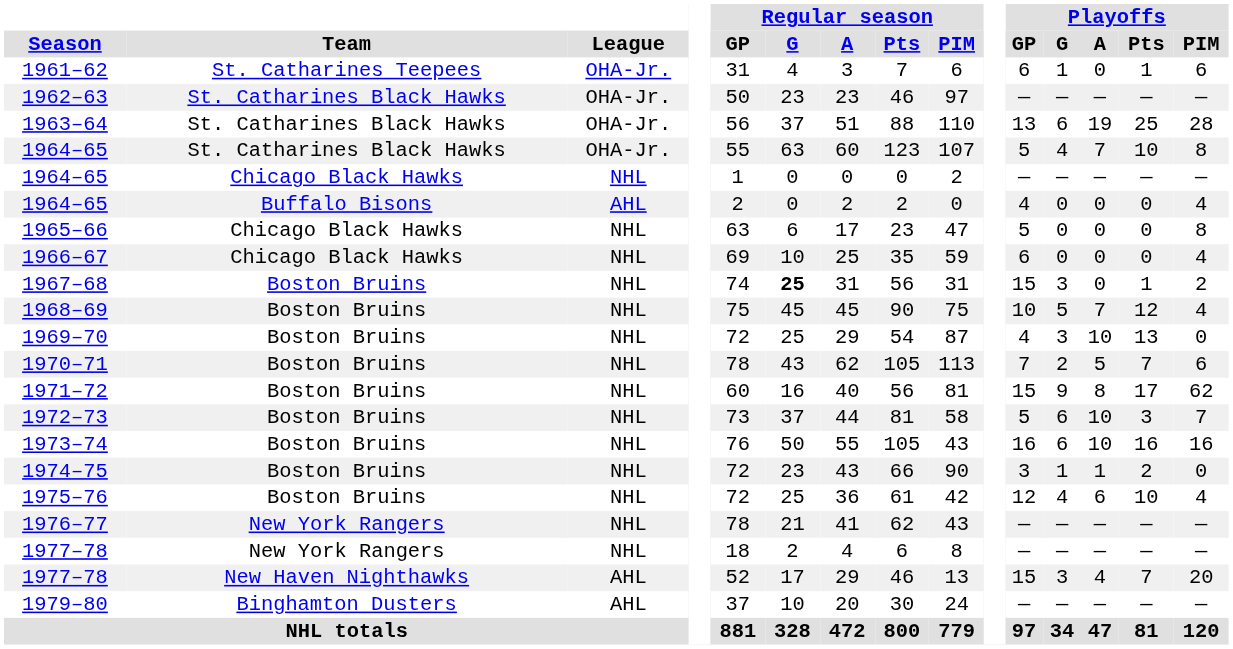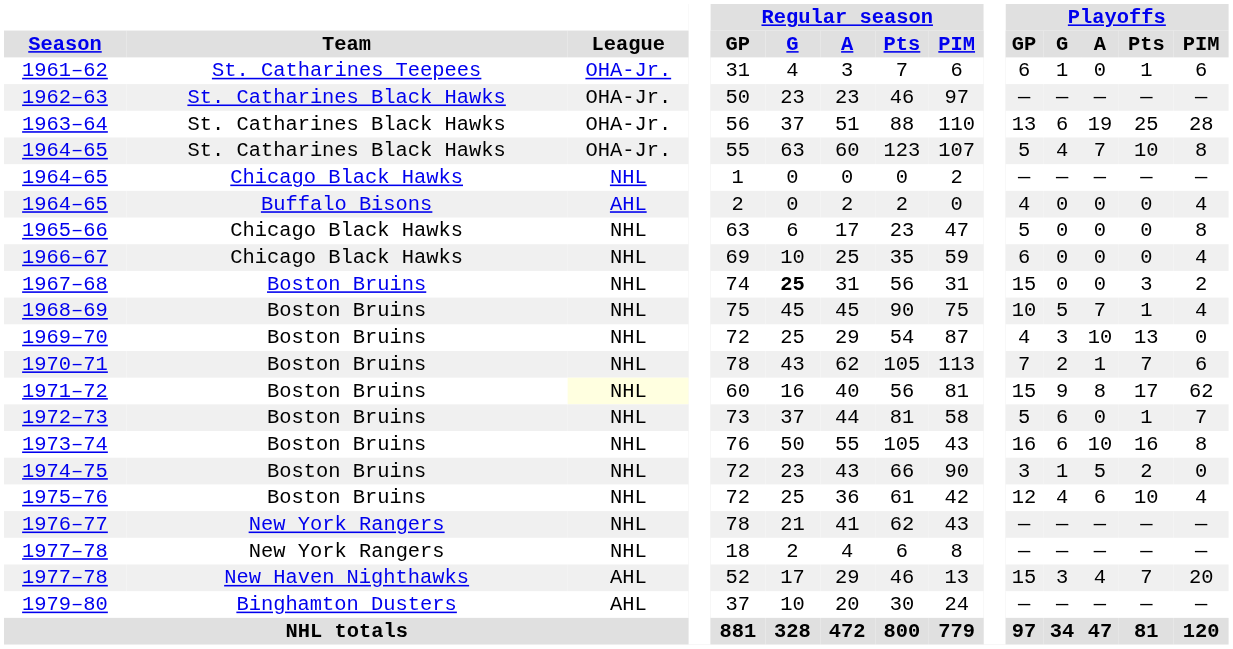(1062, 284) 3 -> (1062, 284) 0
(1146, 284) 1 -> (1146, 284) 3
(1146, 311) 12 -> (1146, 311) 1
(1100, 364) 5 -> (1100, 364) 1
(628, 391) no background -> (628, 391) lightyellow background
(1100, 418) 10 -> (1100, 418) 0
(1146, 418) 3 -> (1146, 418) 1
(1201, 444) 16 -> (1201, 444) 8
(1100, 471) 1 -> (1100, 471) 5
